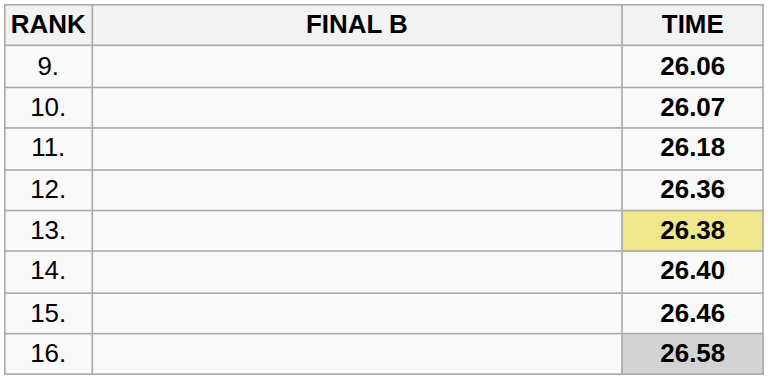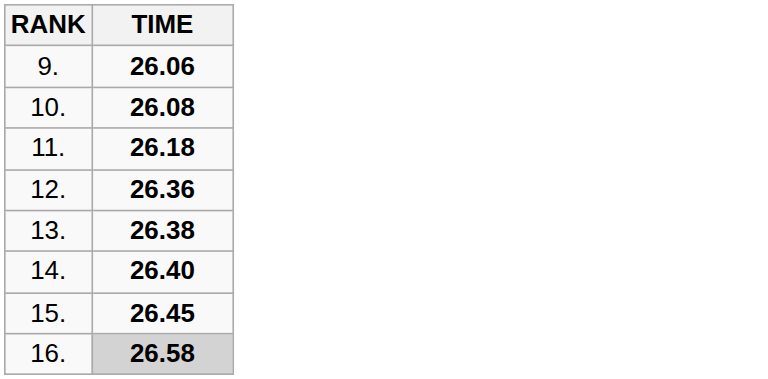- column: (357, 25)
(693, 107) 26.07 -> (162, 107) 26.08
(693, 230) khaki background -> (162, 230) no background
(693, 312) 26.46 -> (162, 312) 26.45
